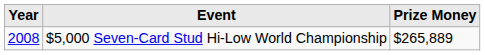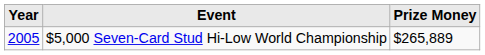(24, 38) 2008 -> (24, 38) 2005
